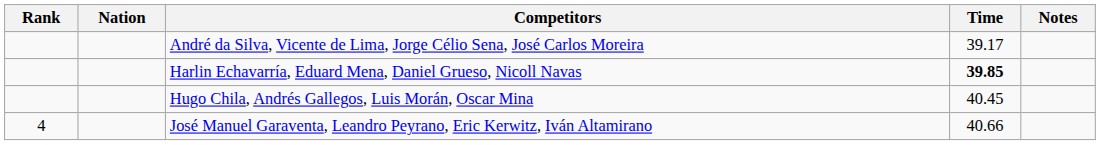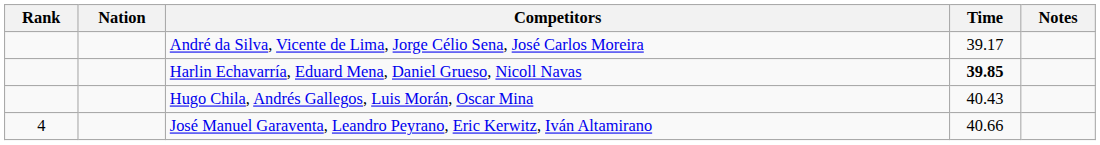(985, 99) 40.45 -> (985, 99) 40.43
